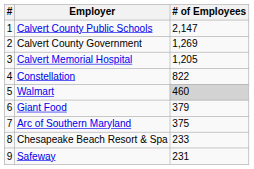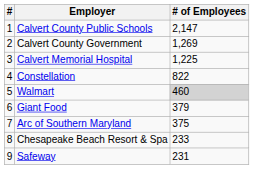(185, 60) 1,205 -> (185, 60) 1,225
